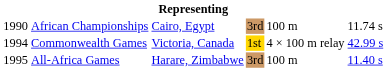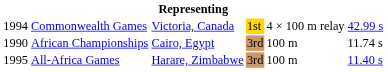rows swapped: (90, 26) <-> (89, 43)
